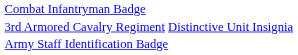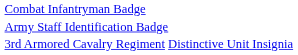rows swapped: (86, 44) <-> (149, 26)
